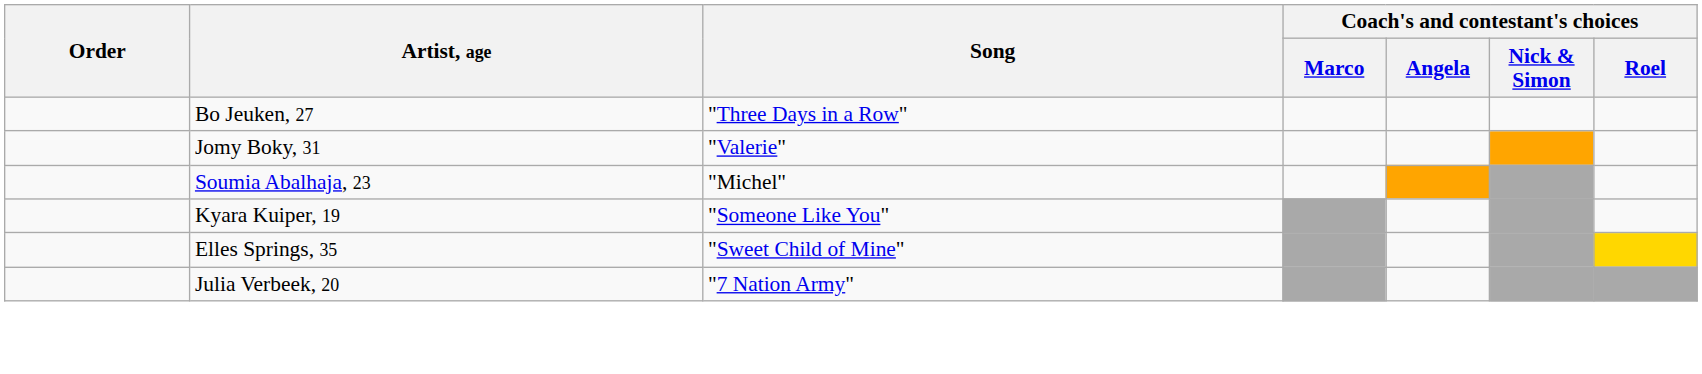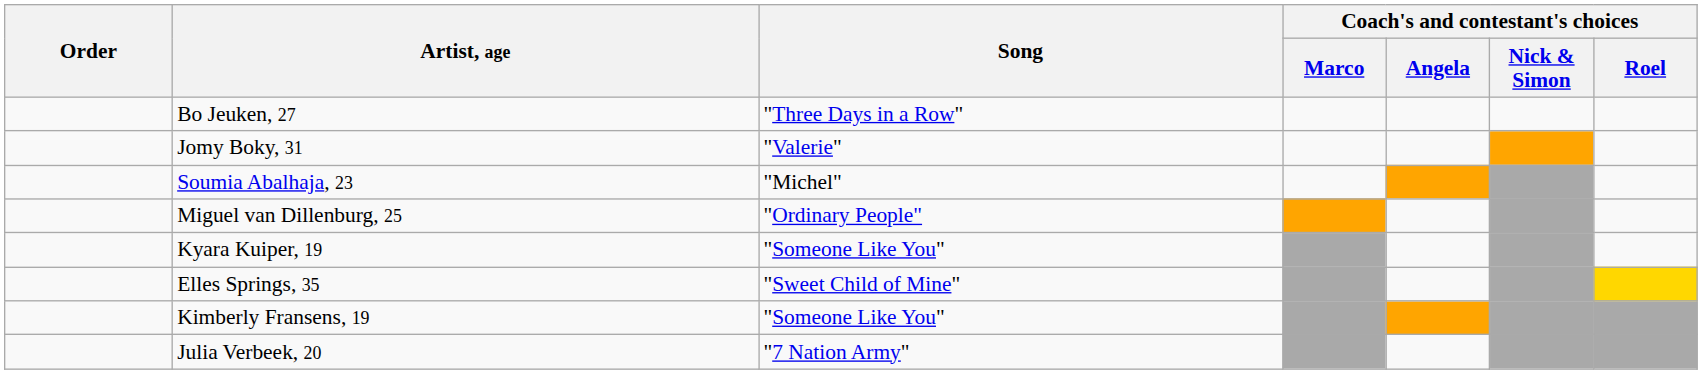+ row: (290, 215)
+ row: (273, 317)
